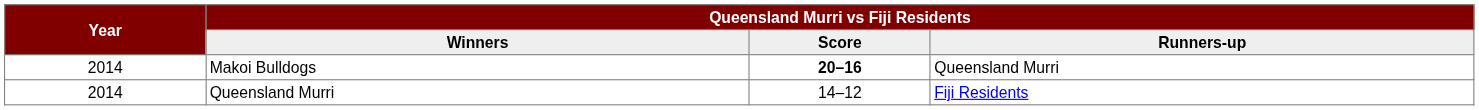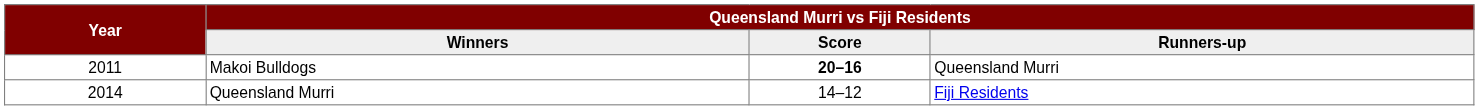(105, 67) 2014 -> (105, 67) 2011
